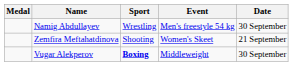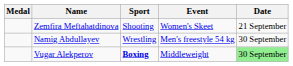rows swapped: (76, 40) <-> (67, 26)
(262, 54) no background -> (262, 54) lightgreen background
